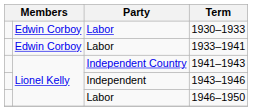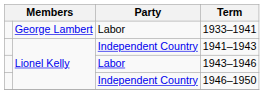- row: (218, 30)
(48, 47) Edwin Corboy -> (54, 30) George Lambert
(116, 81) Independent -> (111, 64) Labor
(100, 98) Labor -> (148, 81) Independent Country
